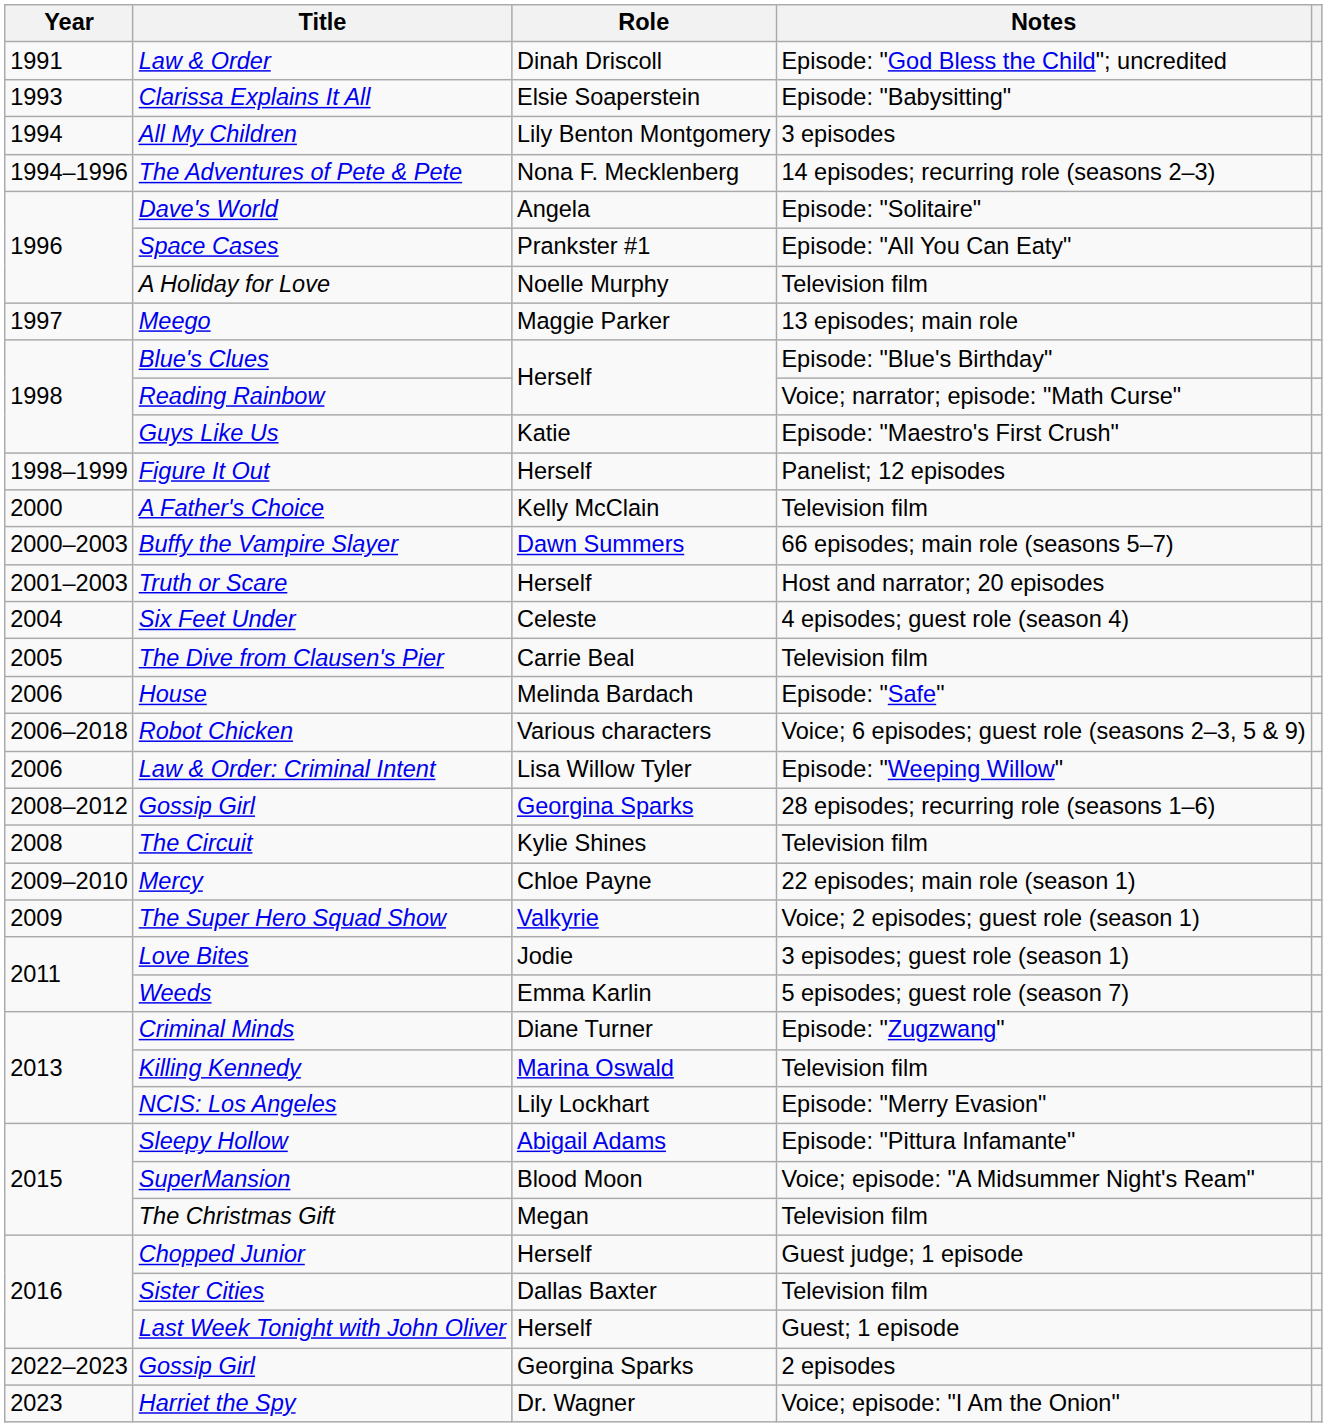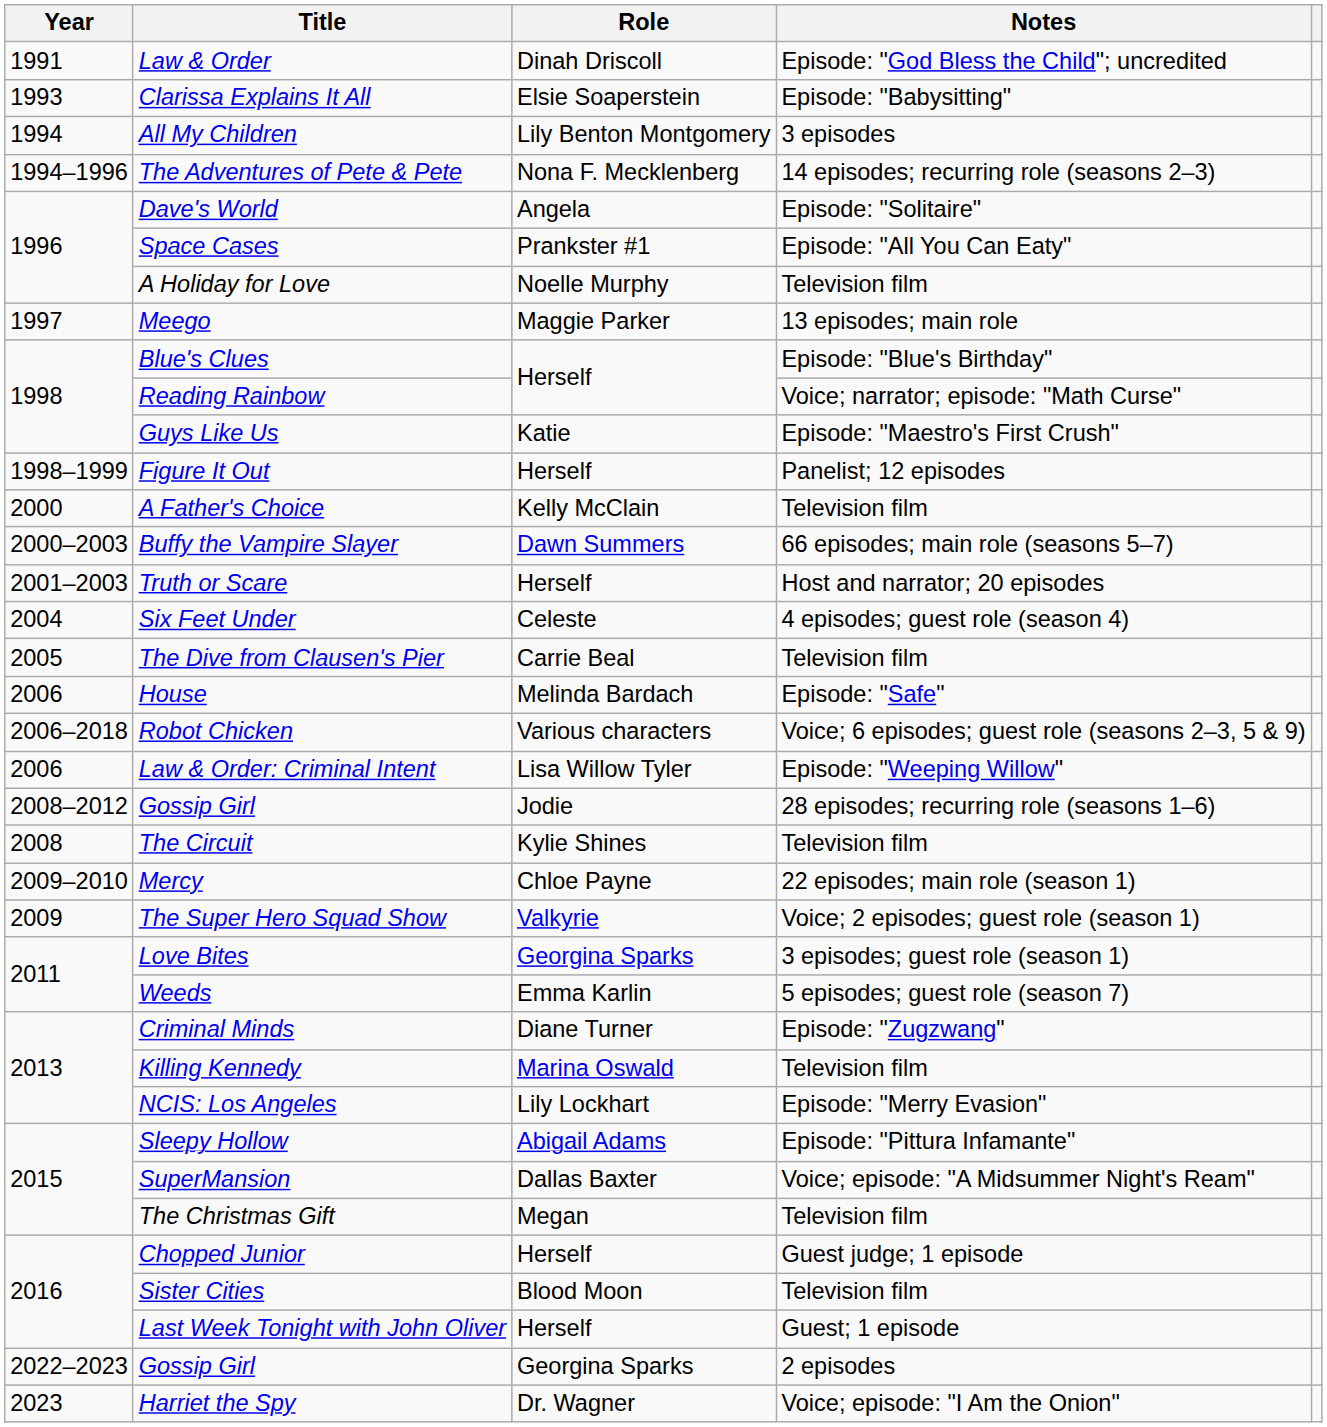(605, 806) Georgina Sparks -> (545, 806) Jodie
(545, 955) Jodie -> (605, 955) Georgina Sparks
(580, 1179) Blood Moon -> (587, 1179) Dallas Baxter
(587, 1291) Dallas Baxter -> (580, 1291) Blood Moon
